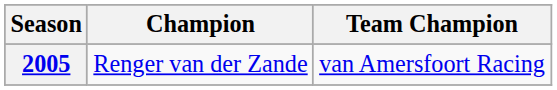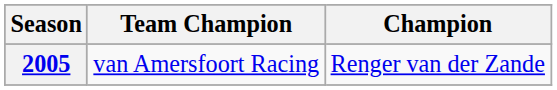columns swapped: (201, 24) <-> (432, 24)
